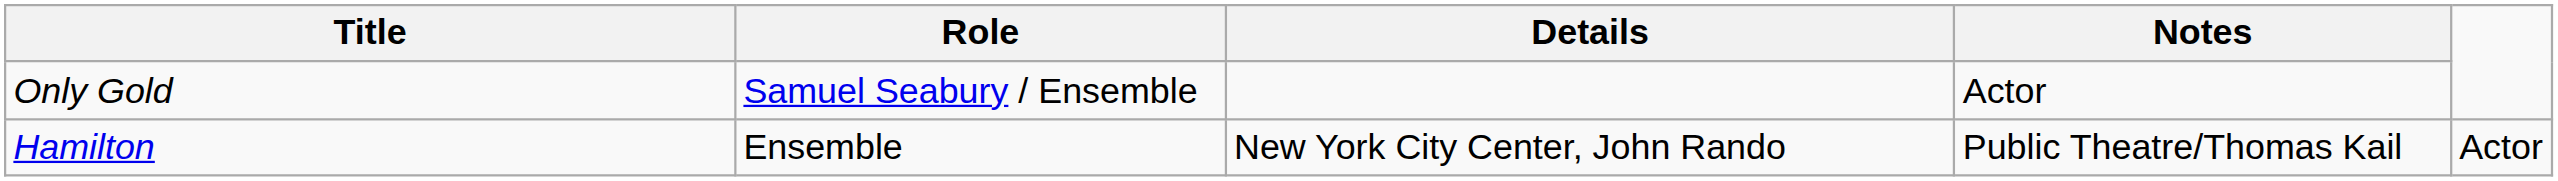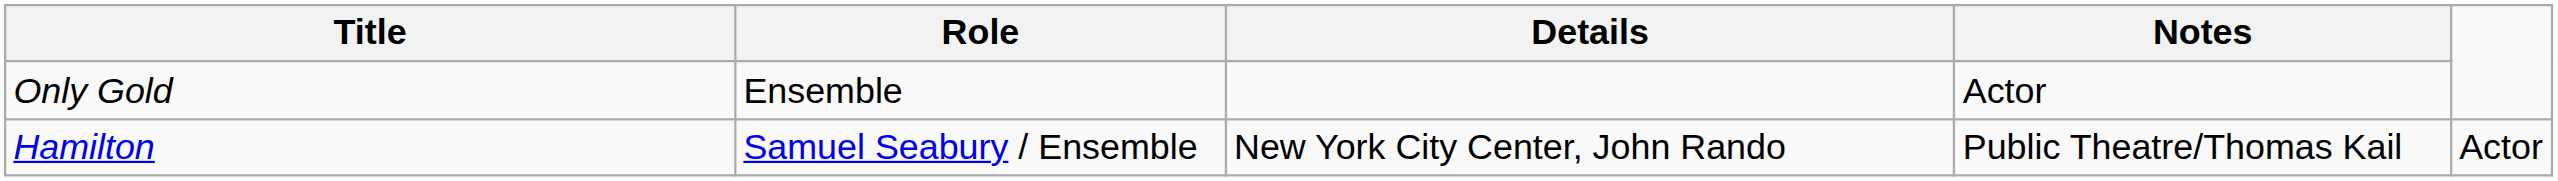(971, 89) Samuel Seabury / Ensemble -> (823, 89) Ensemble
(823, 146) Ensemble -> (971, 146) Samuel Seabury / Ensemble
